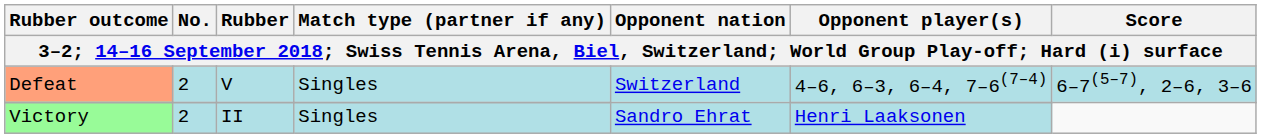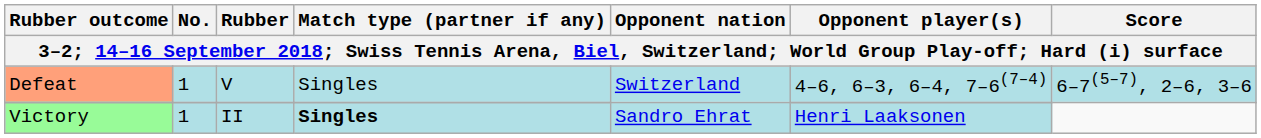(183, 84) 2 -> (183, 84) 1
(183, 118) 2 -> (183, 118) 1
(338, 118) normal -> (338, 118) bold
